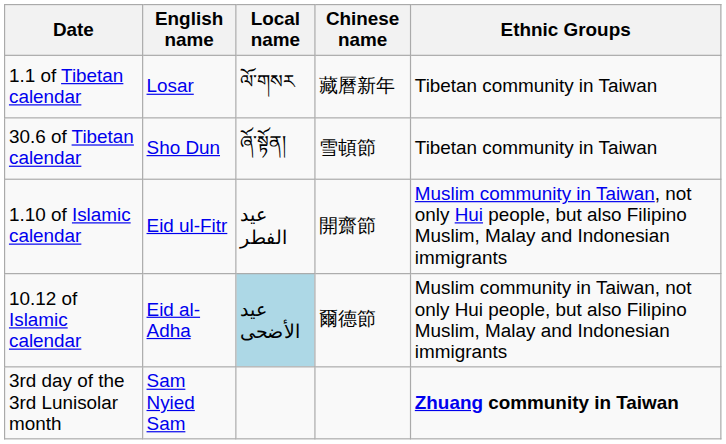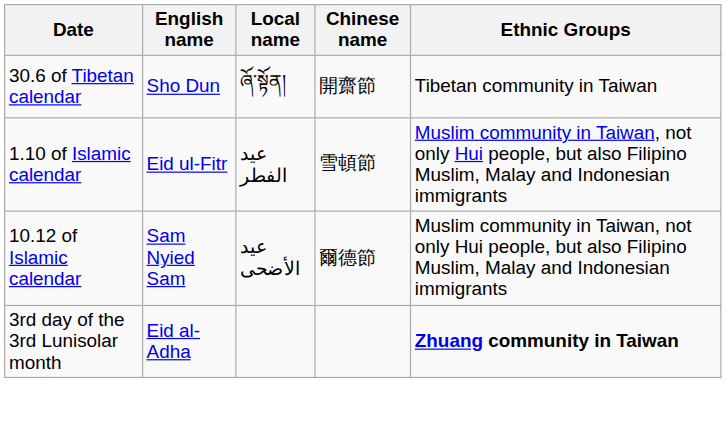- row: (66, 86)
(347, 147) 雪頓節 -> (347, 85) 開齋節
(347, 225) 開齋節 -> (347, 163) 雪頓節
(173, 319) Eid al-Adha -> (171, 257) Sam Nyied Sam
(270, 320) lightblue background -> (270, 258) no background
(171, 402) Sam Nyied Sam -> (173, 341) Eid al-Adha
